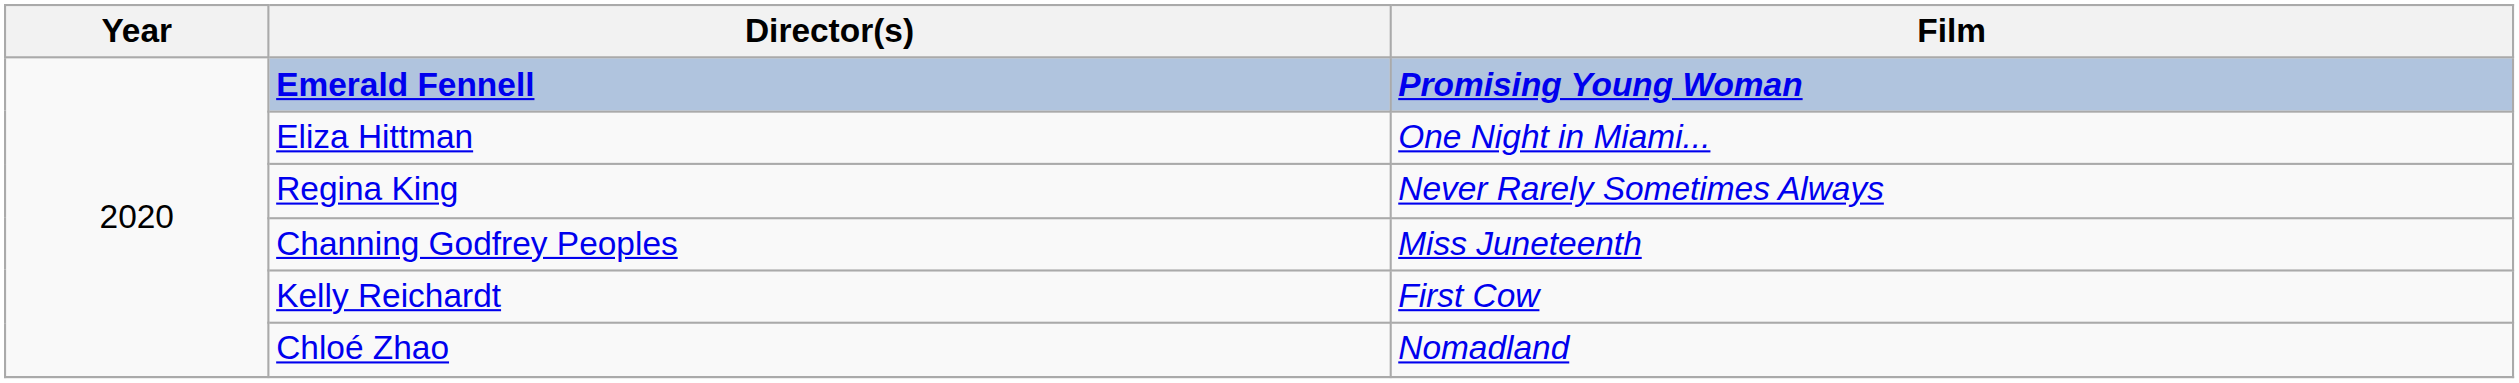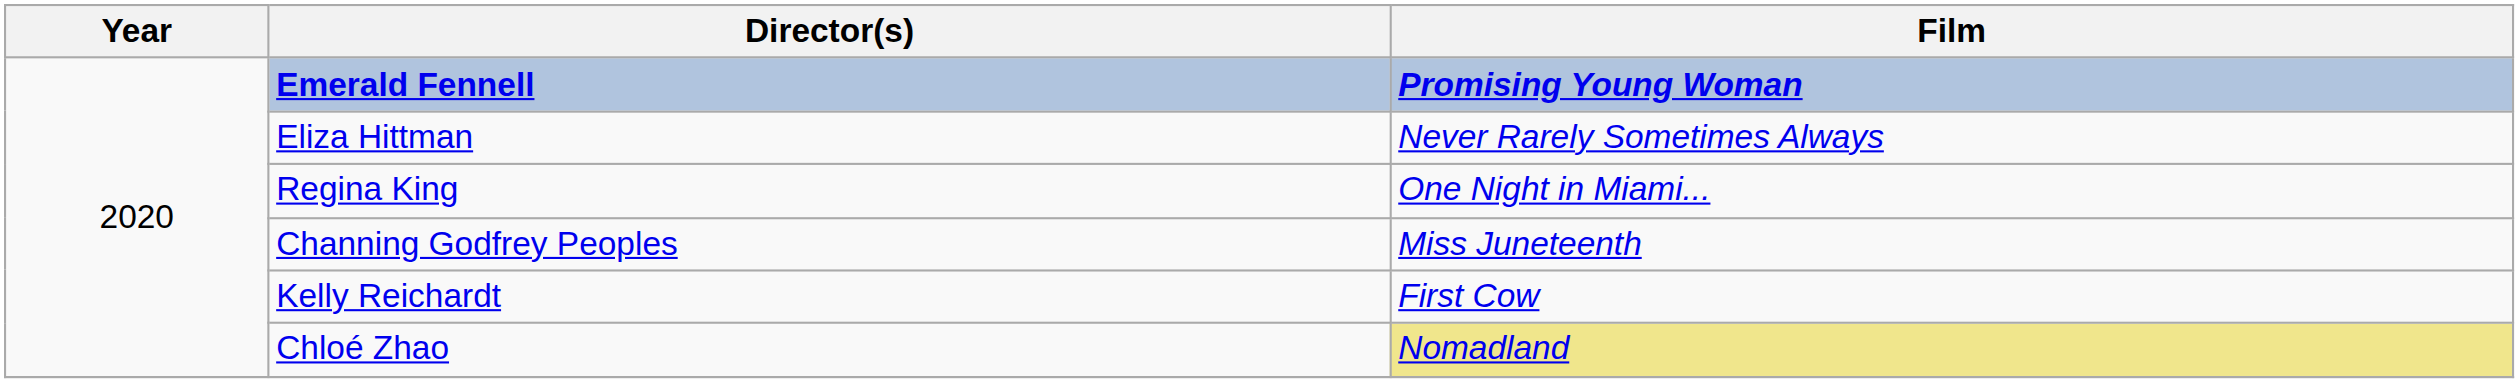(1554, 137) One Night in Miami... -> (1641, 137) Never Rarely Sometimes Always
(1641, 190) Never Rarely Sometimes Always -> (1554, 190) One Night in Miami...
(1484, 349) no background -> (1484, 349) khaki background
